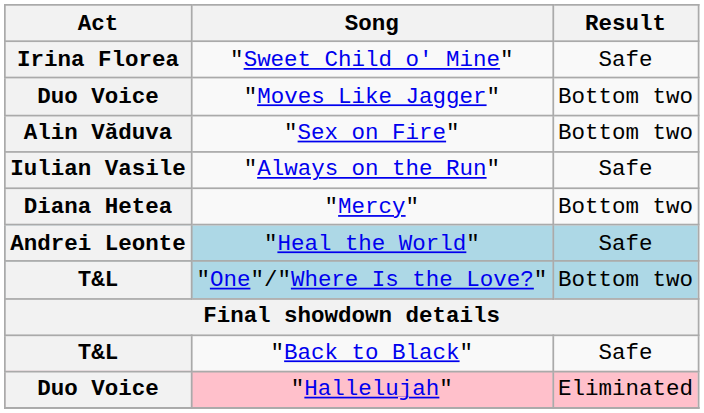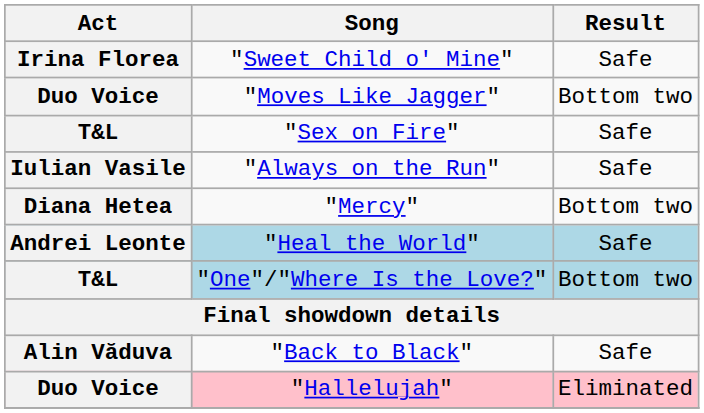(98, 133) Alin Văduva -> (98, 133) T&L
(626, 133) Bottom two -> (626, 133) Safe
(98, 353) T&L -> (98, 353) Alin Văduva
